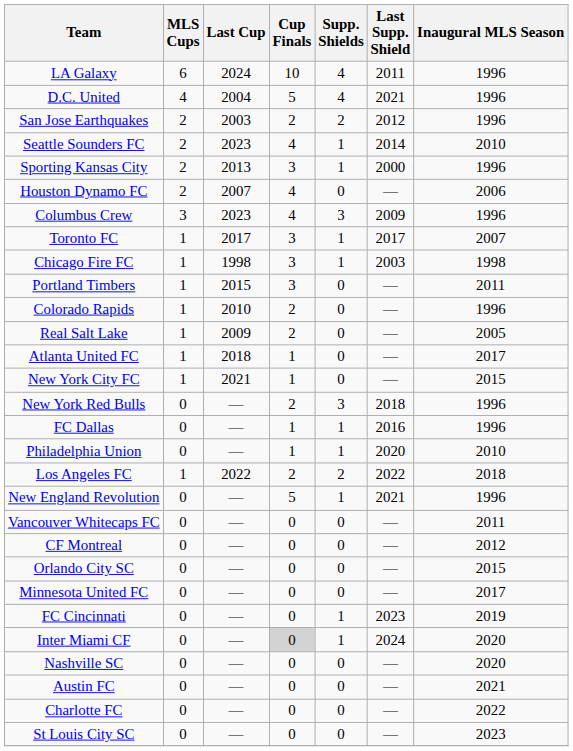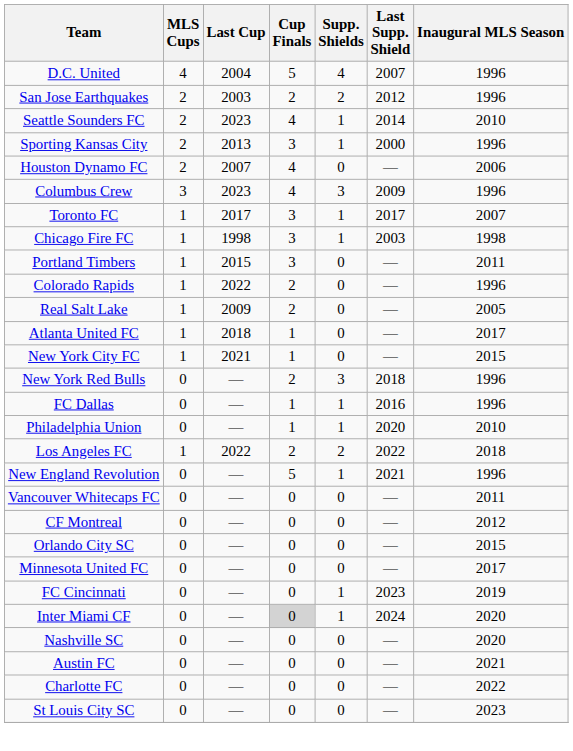- row: (84, 73)
(390, 96) 2021 -> (390, 73) 2007
(236, 309) 2010 -> (236, 285) 2022
